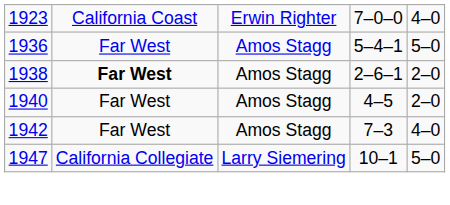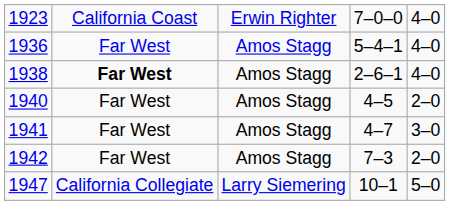(426, 46) 5–0 -> (426, 46) 4–0
(426, 74) 2–0 -> (426, 74) 4–0
+ row: (28, 130)
(426, 130) 4–0 -> (426, 158) 2–0
